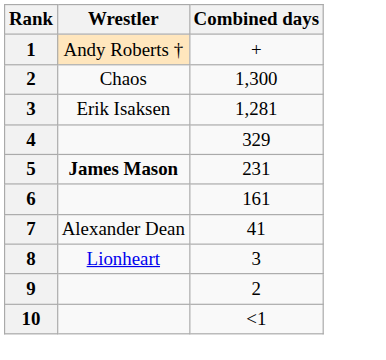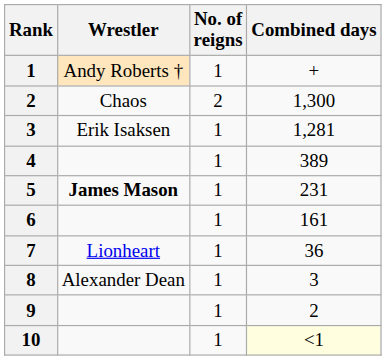+ column: (218, 30)
(256, 139) 329 -> (314, 160) 389
(123, 229) Alexander Dean -> (123, 250) Lionheart
(256, 229) 41 -> (314, 250) 36
(123, 259) Lionheart -> (123, 280) Alexander Dean
(256, 318) no background -> (314, 340) lightyellow background
